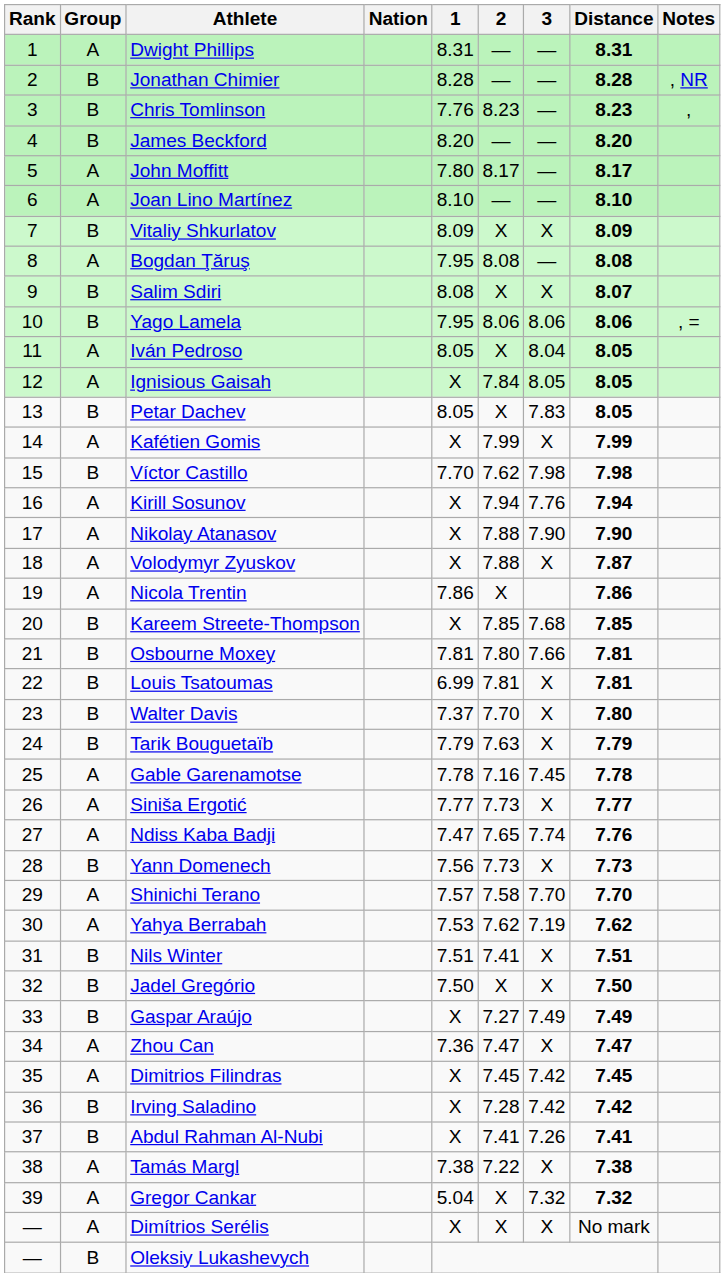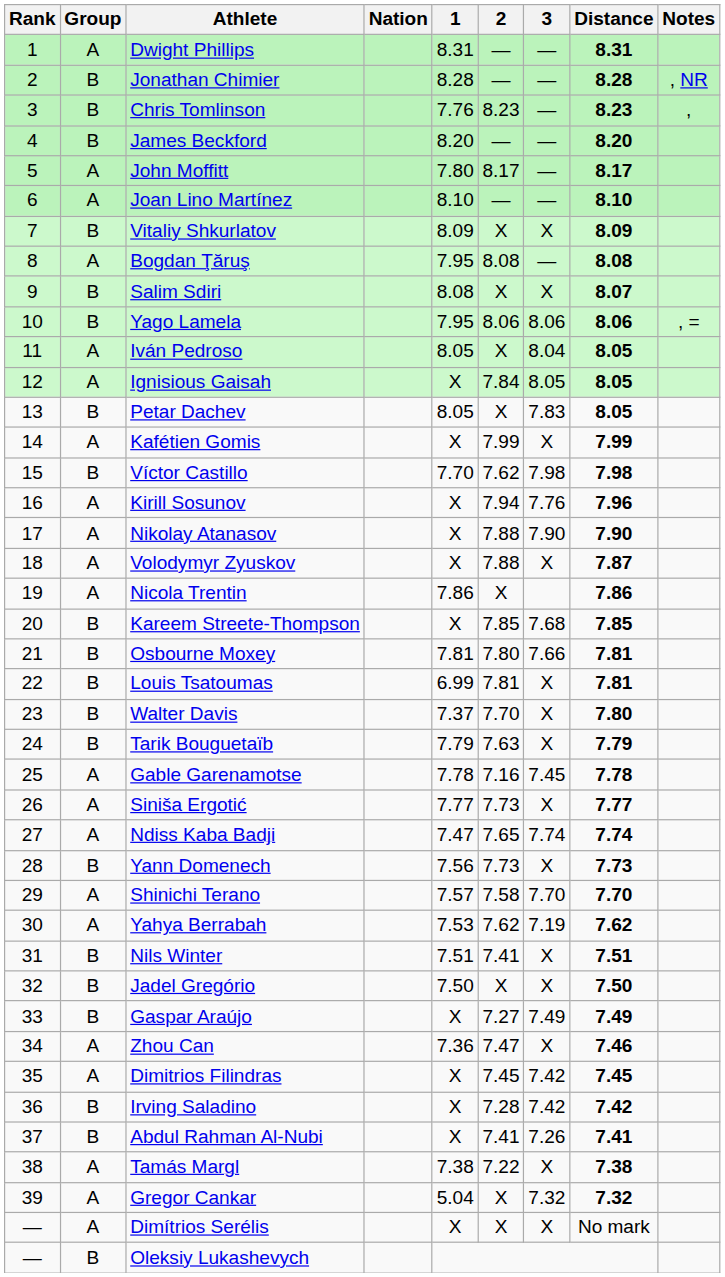(614, 502) 7.94 -> (614, 502) 7.96
(614, 834) 7.76 -> (614, 834) 7.74
(614, 1046) 7.47 -> (614, 1046) 7.46
